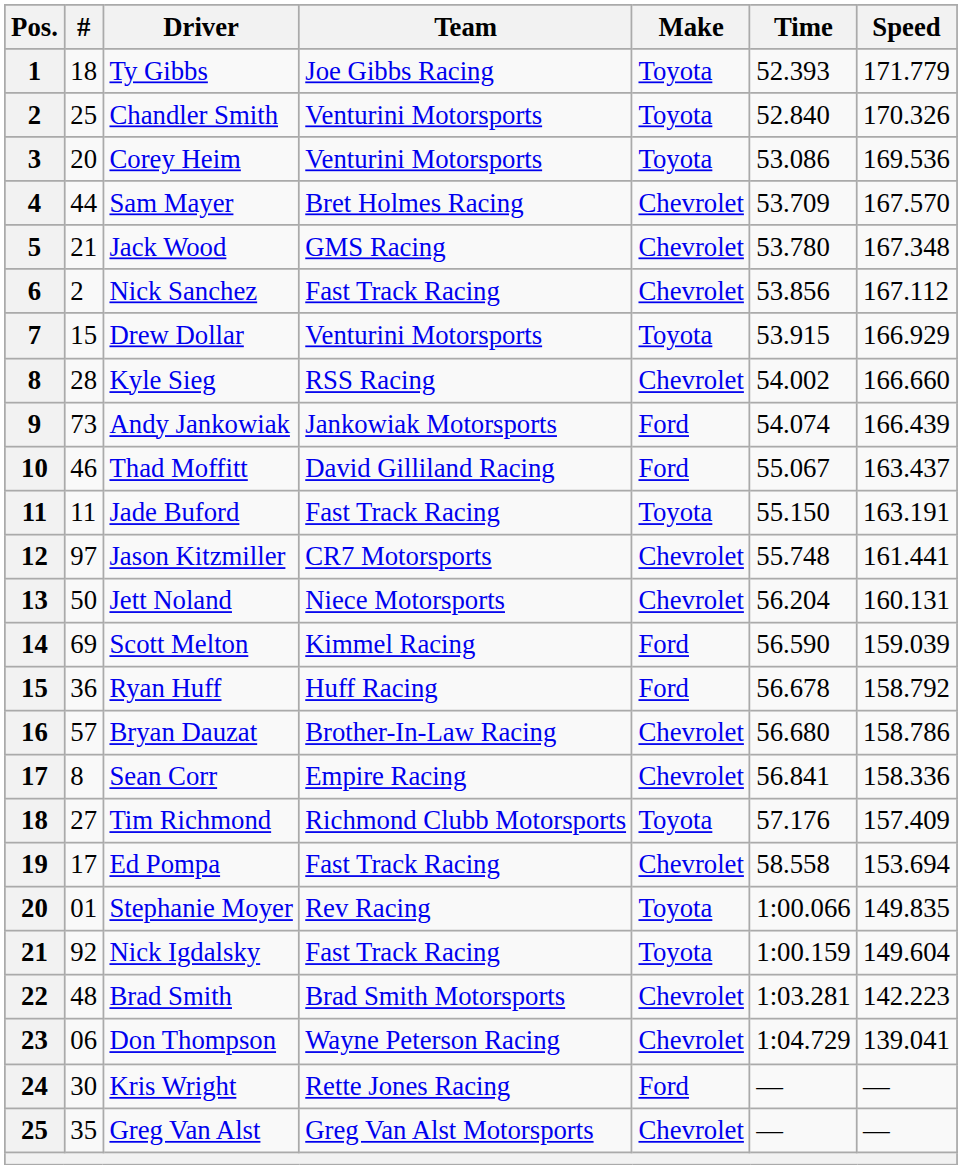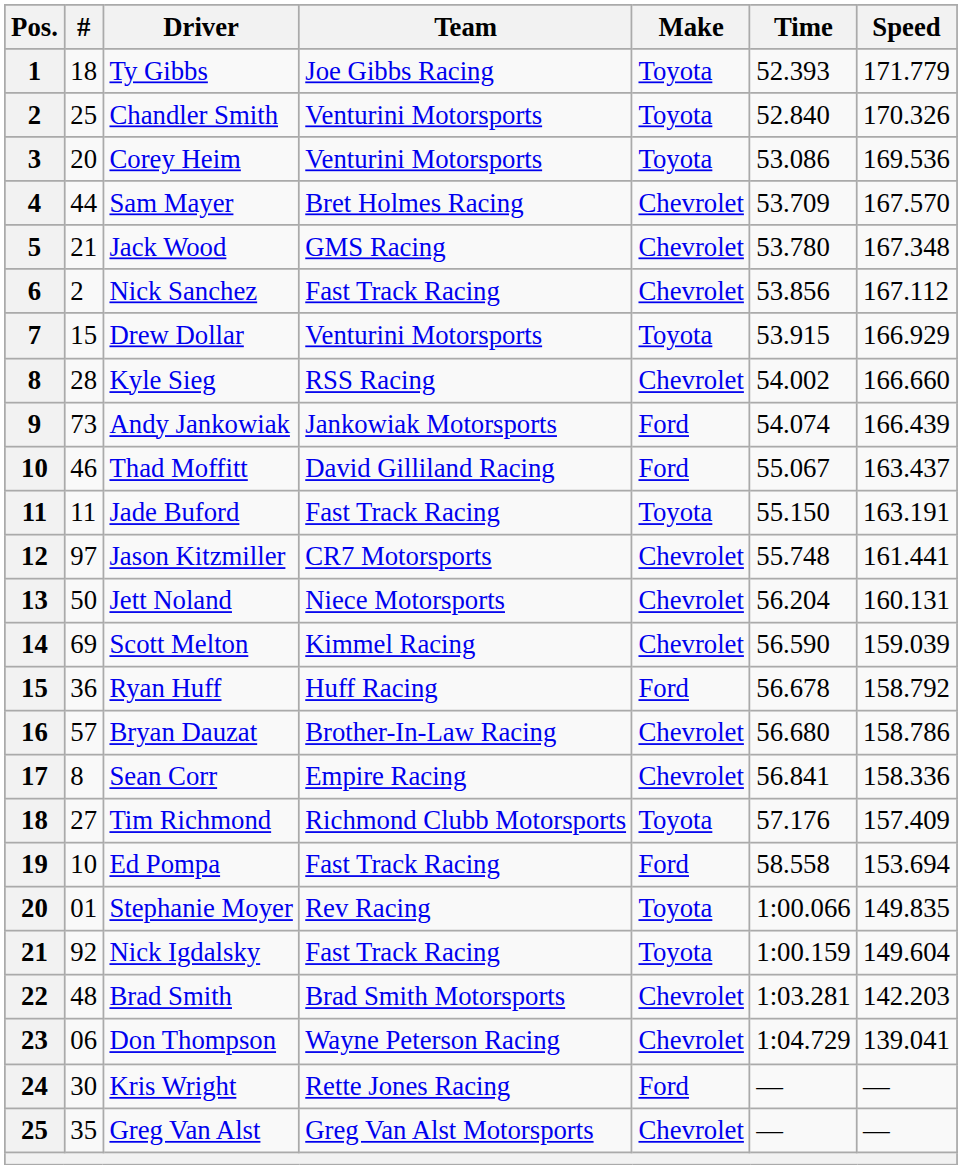(664, 644) Ford -> (691, 644) Chevrolet
(84, 864) 17 -> (84, 864) 10
(691, 864) Chevrolet -> (664, 864) Ford
(907, 997) 142.223 -> (907, 997) 142.203
